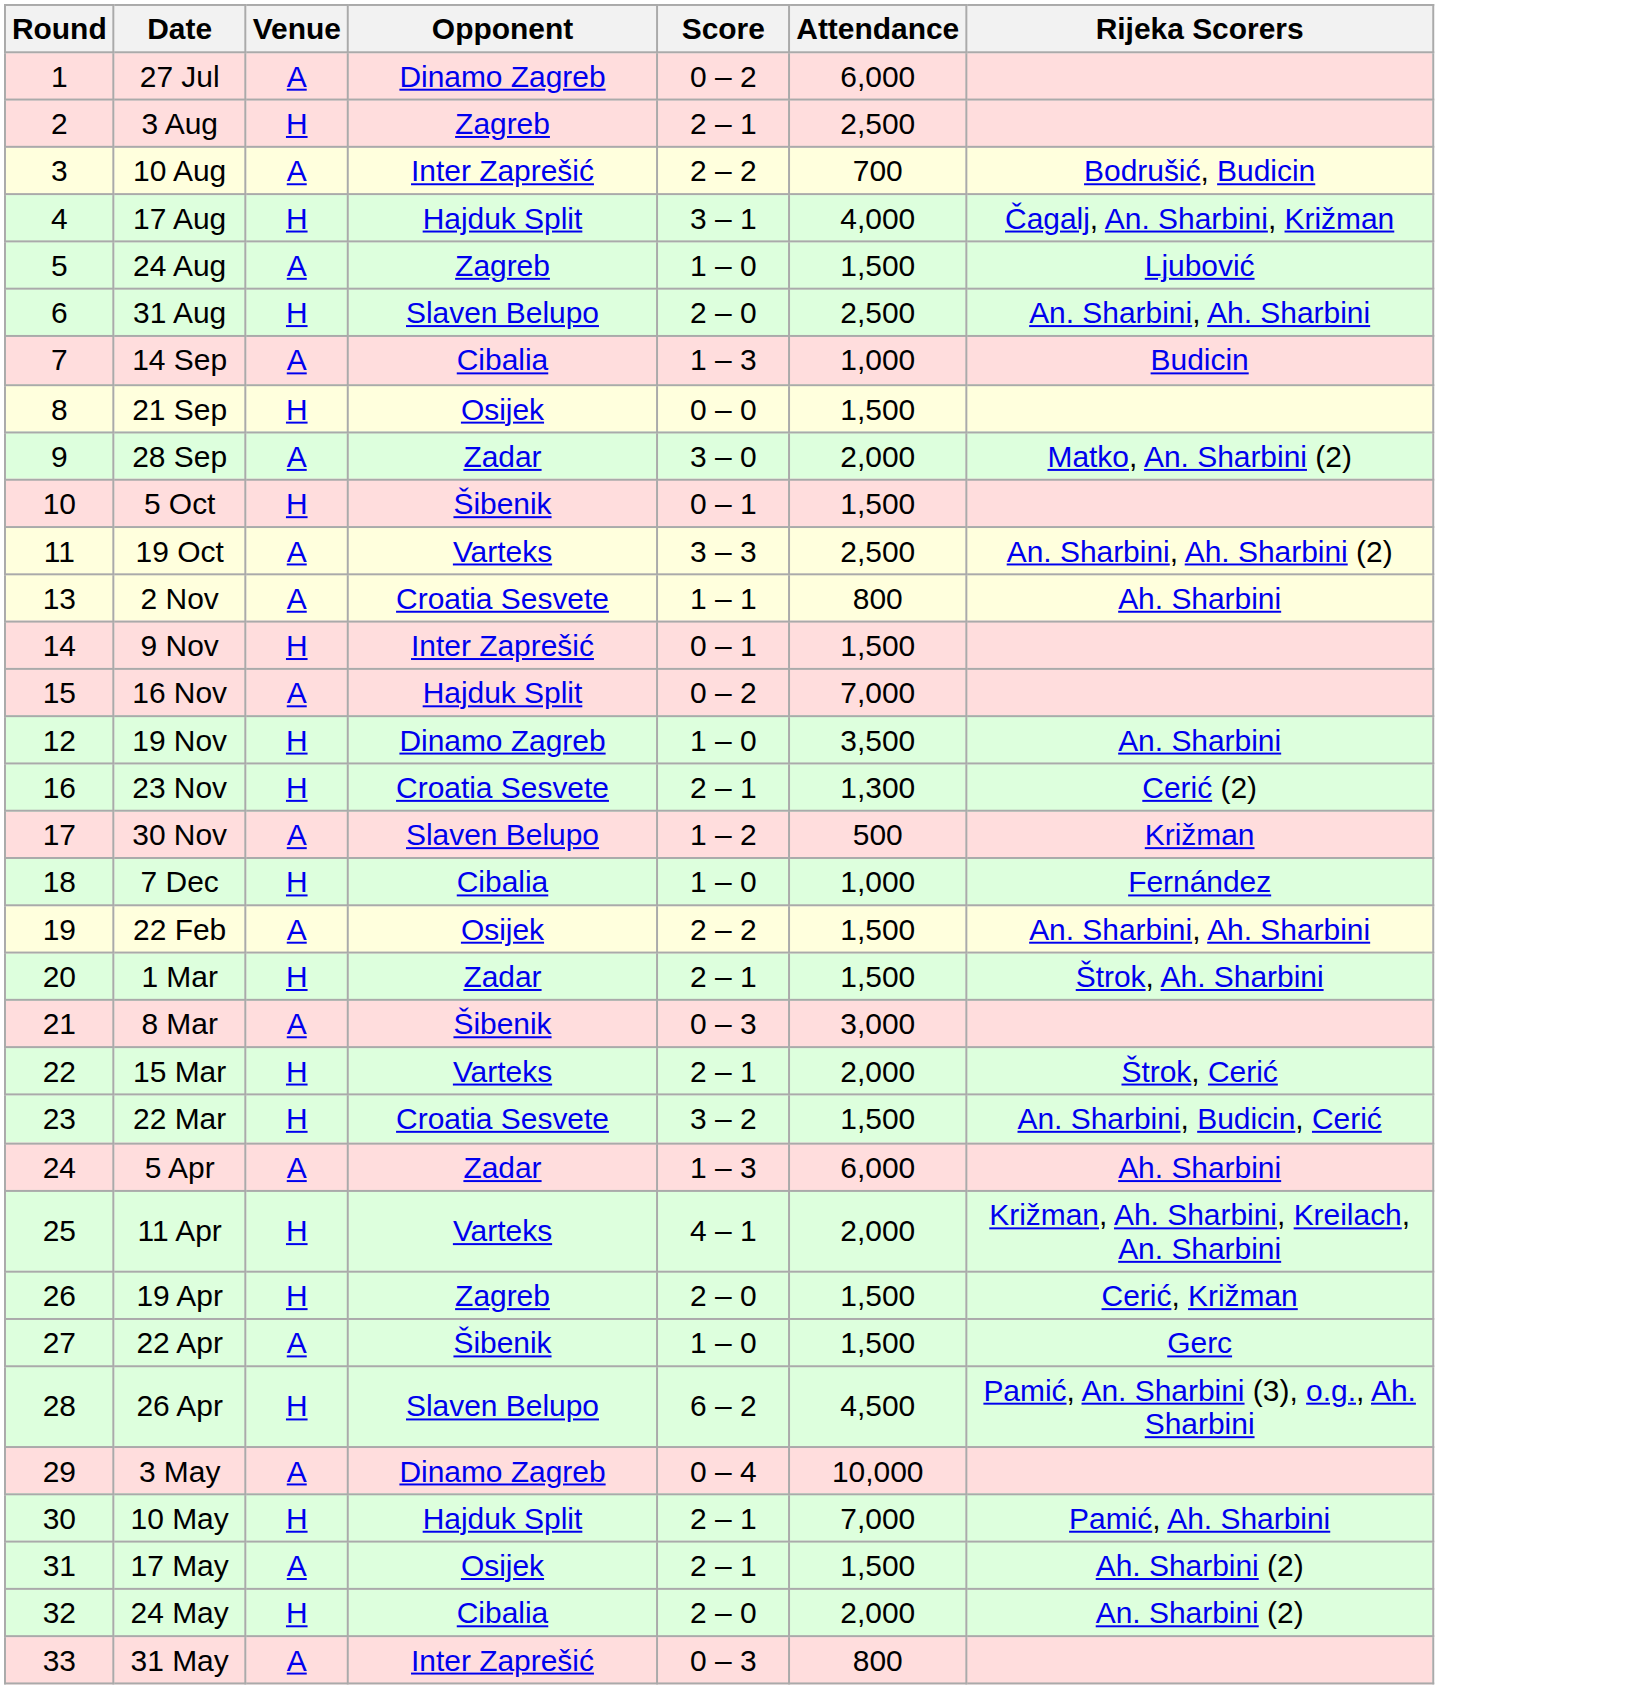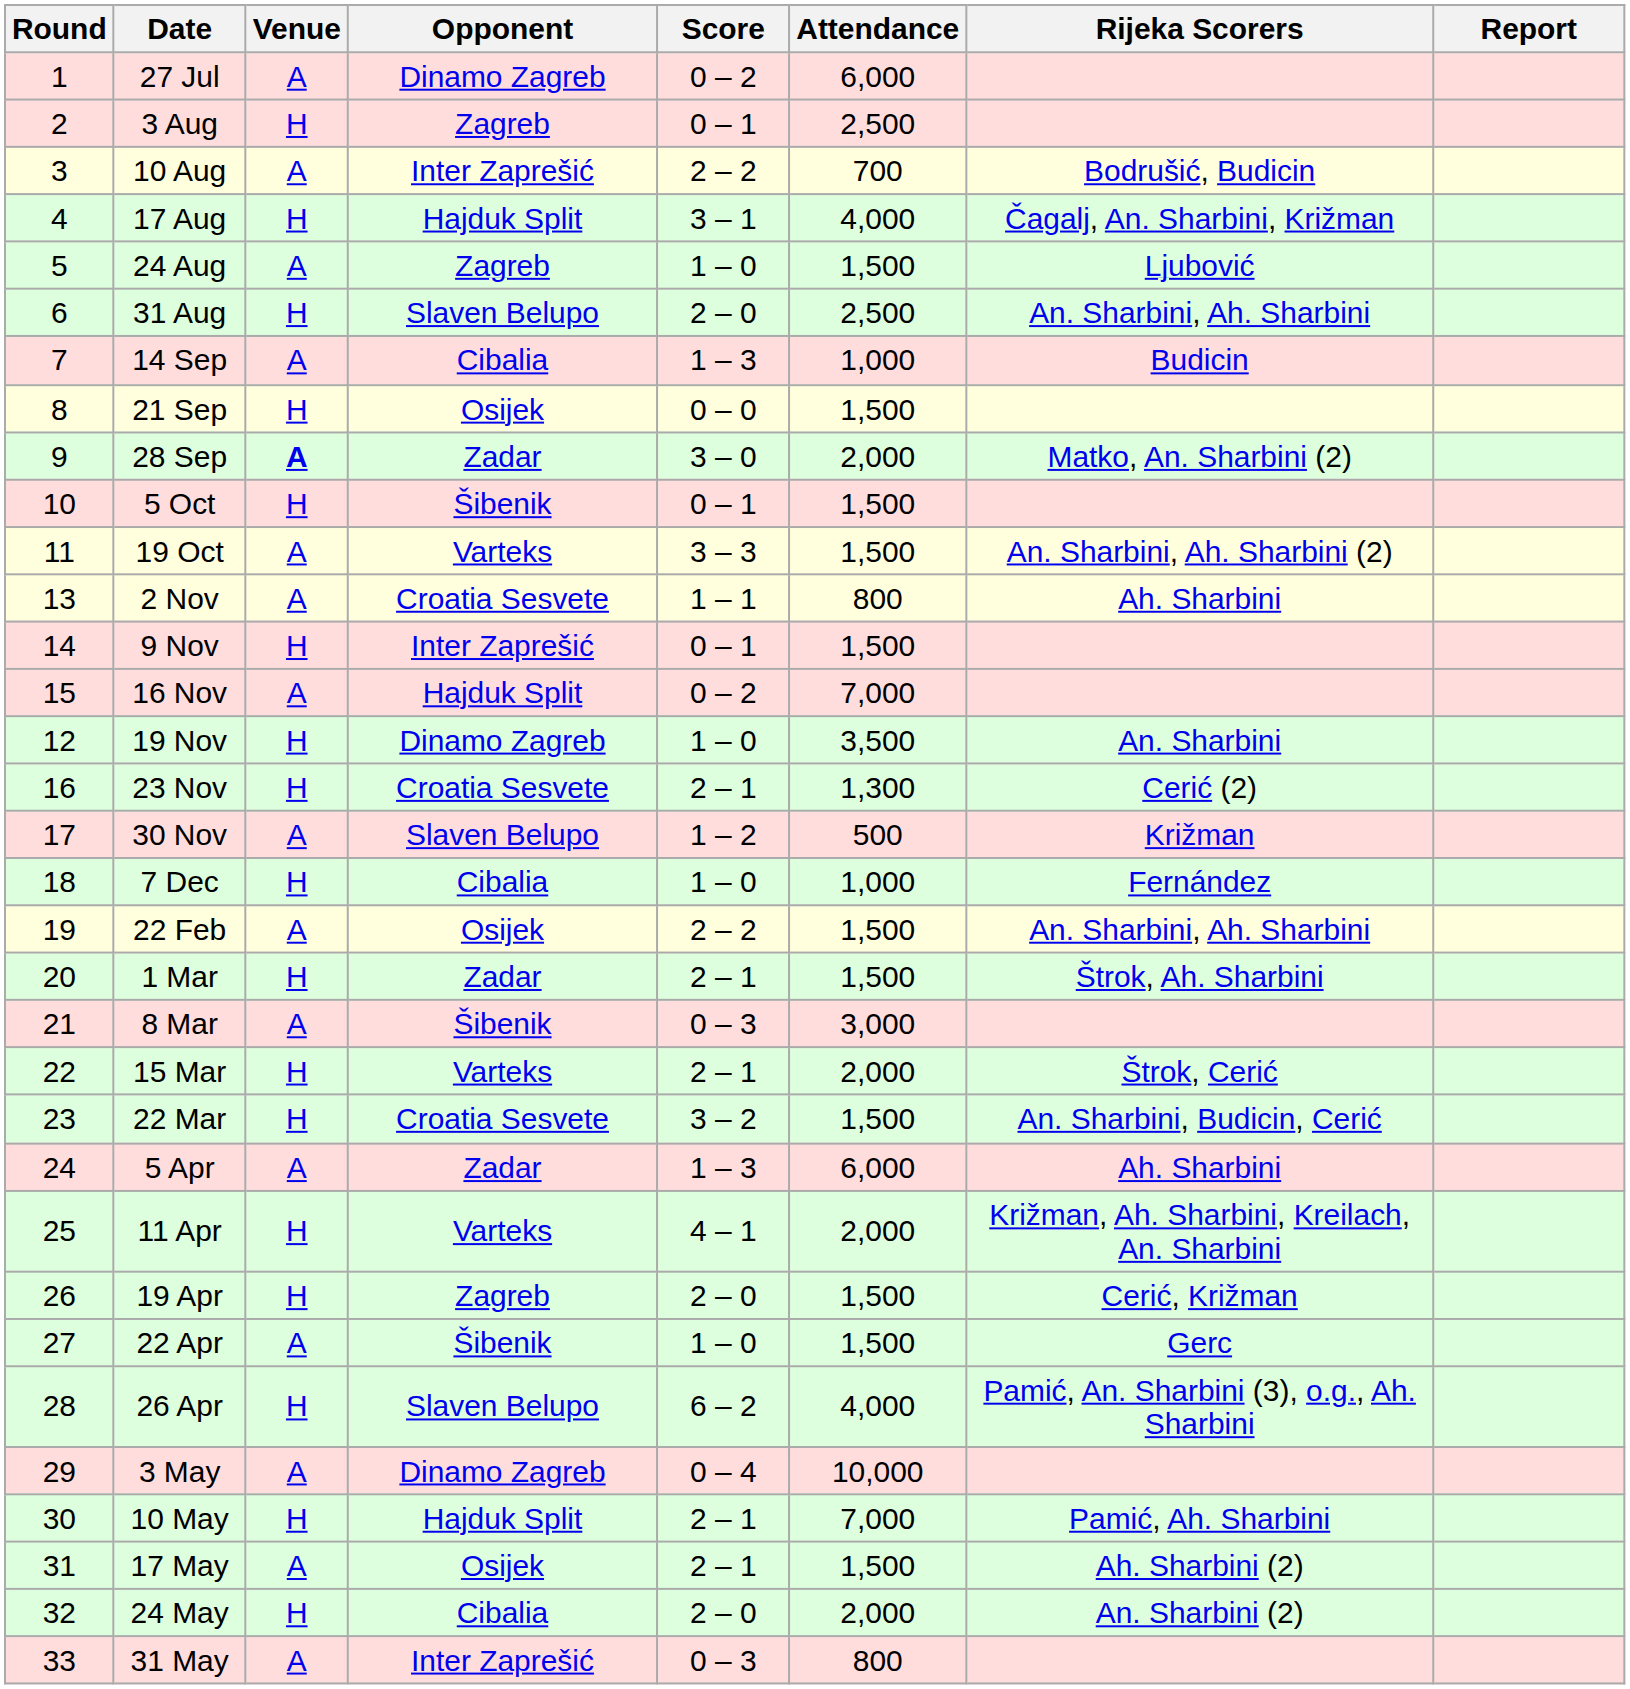+ column: (1529, 29)
(723, 124) 2 – 1 -> (723, 124) 0 – 1
(297, 456) normal -> (297, 456) bold
(878, 550) 2,500 -> (878, 550) 1,500
(878, 1406) 4,500 -> (878, 1406) 4,000
